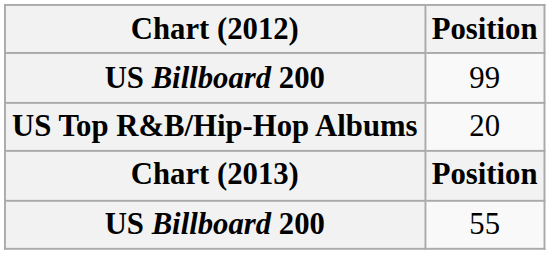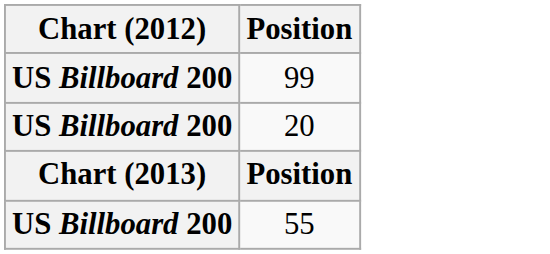(215, 126) US Top R&B/Hip-Hop Albums -> (122, 126) US Billboard 200
